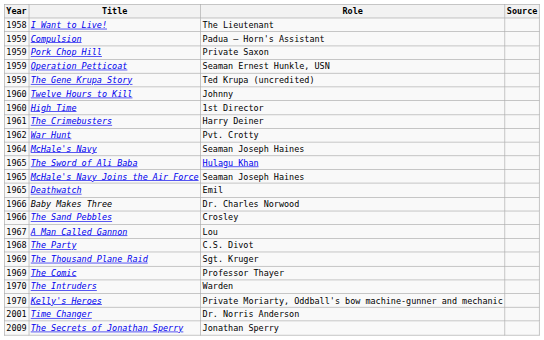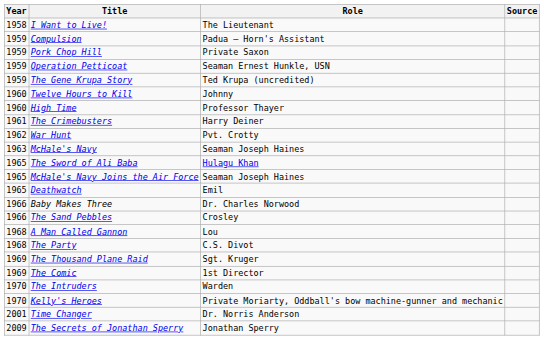(233, 108) 1st Director -> (243, 108) Professor Thayer
(17, 149) 1964 -> (17, 149) 1963
(17, 232) 1967 -> (17, 232) 1968
(243, 273) Professor Thayer -> (233, 273) 1st Director
